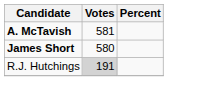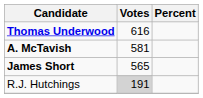+ row: (61, 31)
(105, 48) 580 -> (140, 66) 565
